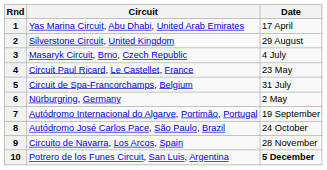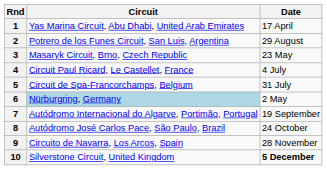(102, 40) Silverstone Circuit, United Kingdom -> (129, 40) Potrero de los Funes Circuit, San Luis, Argentina
(274, 55) 4 July -> (277, 55) 23 May
(277, 70) 23 May -> (274, 70) 4 July
(75, 99) no background -> (75, 99) lightblue background
(129, 157) Potrero de los Funes Circuit, San Luis, Argentina -> (102, 157) Silverstone Circuit, United Kingdom
